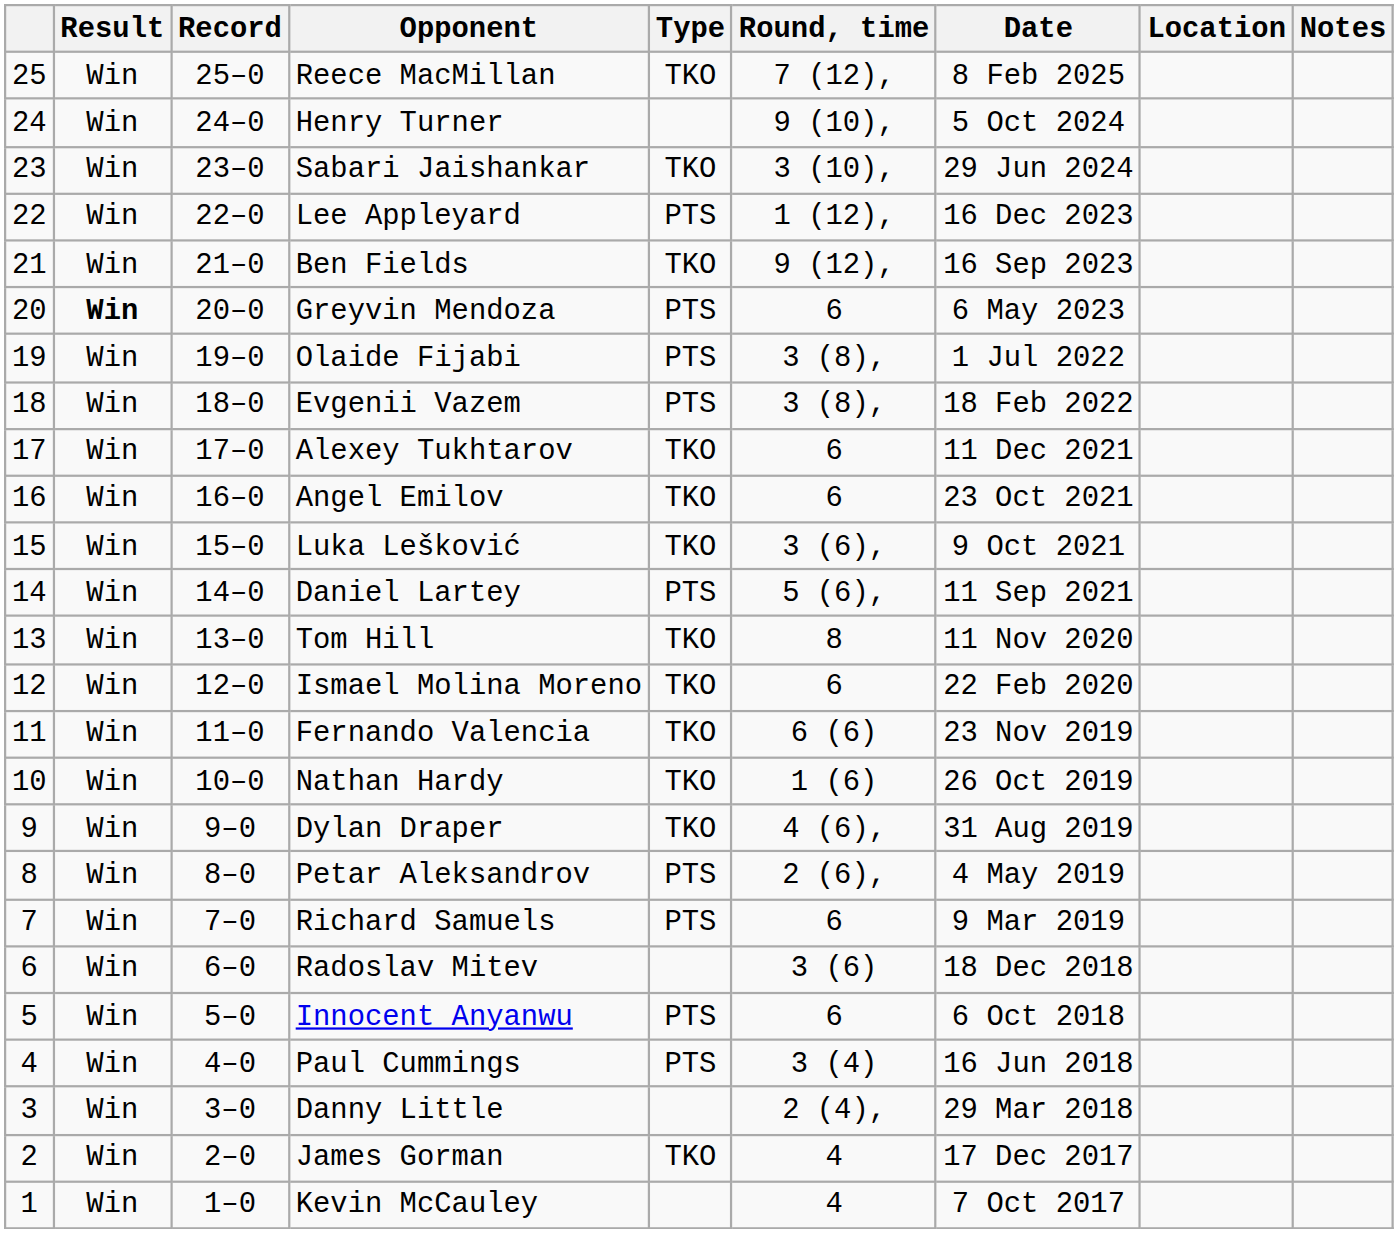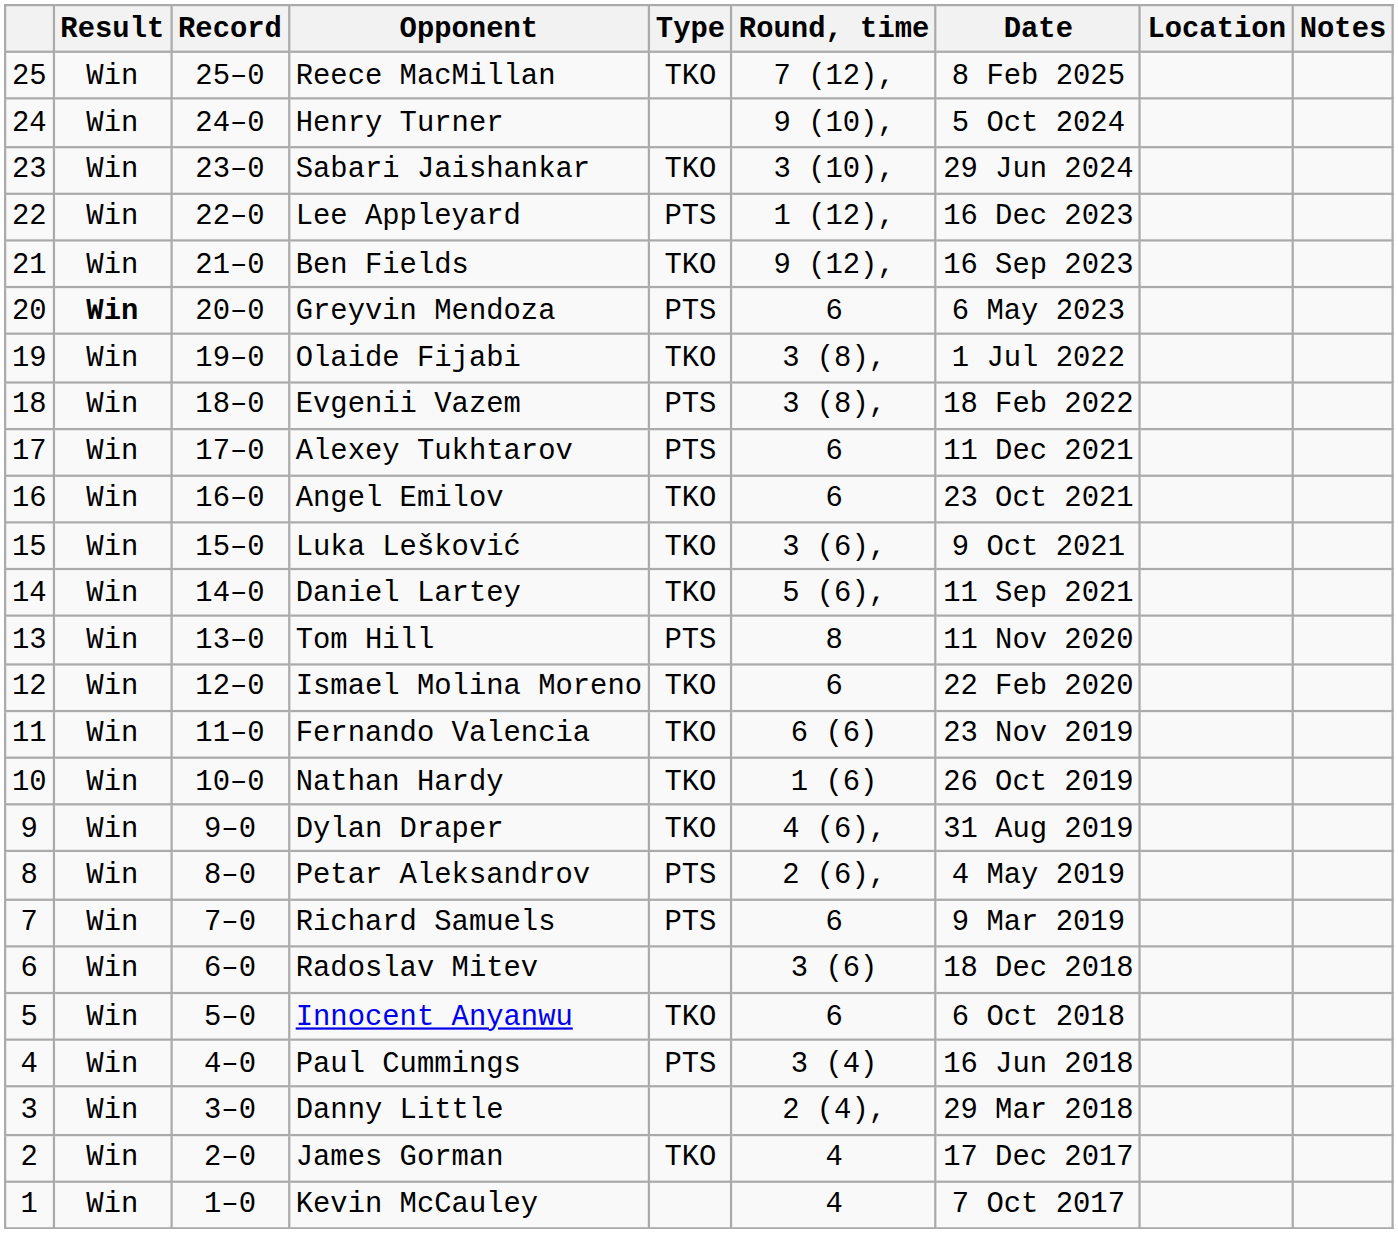(690, 358) PTS -> (690, 358) TKO
(690, 452) TKO -> (690, 452) PTS
(690, 593) PTS -> (690, 593) TKO
(690, 640) TKO -> (690, 640) PTS
(690, 1016) PTS -> (690, 1016) TKO
